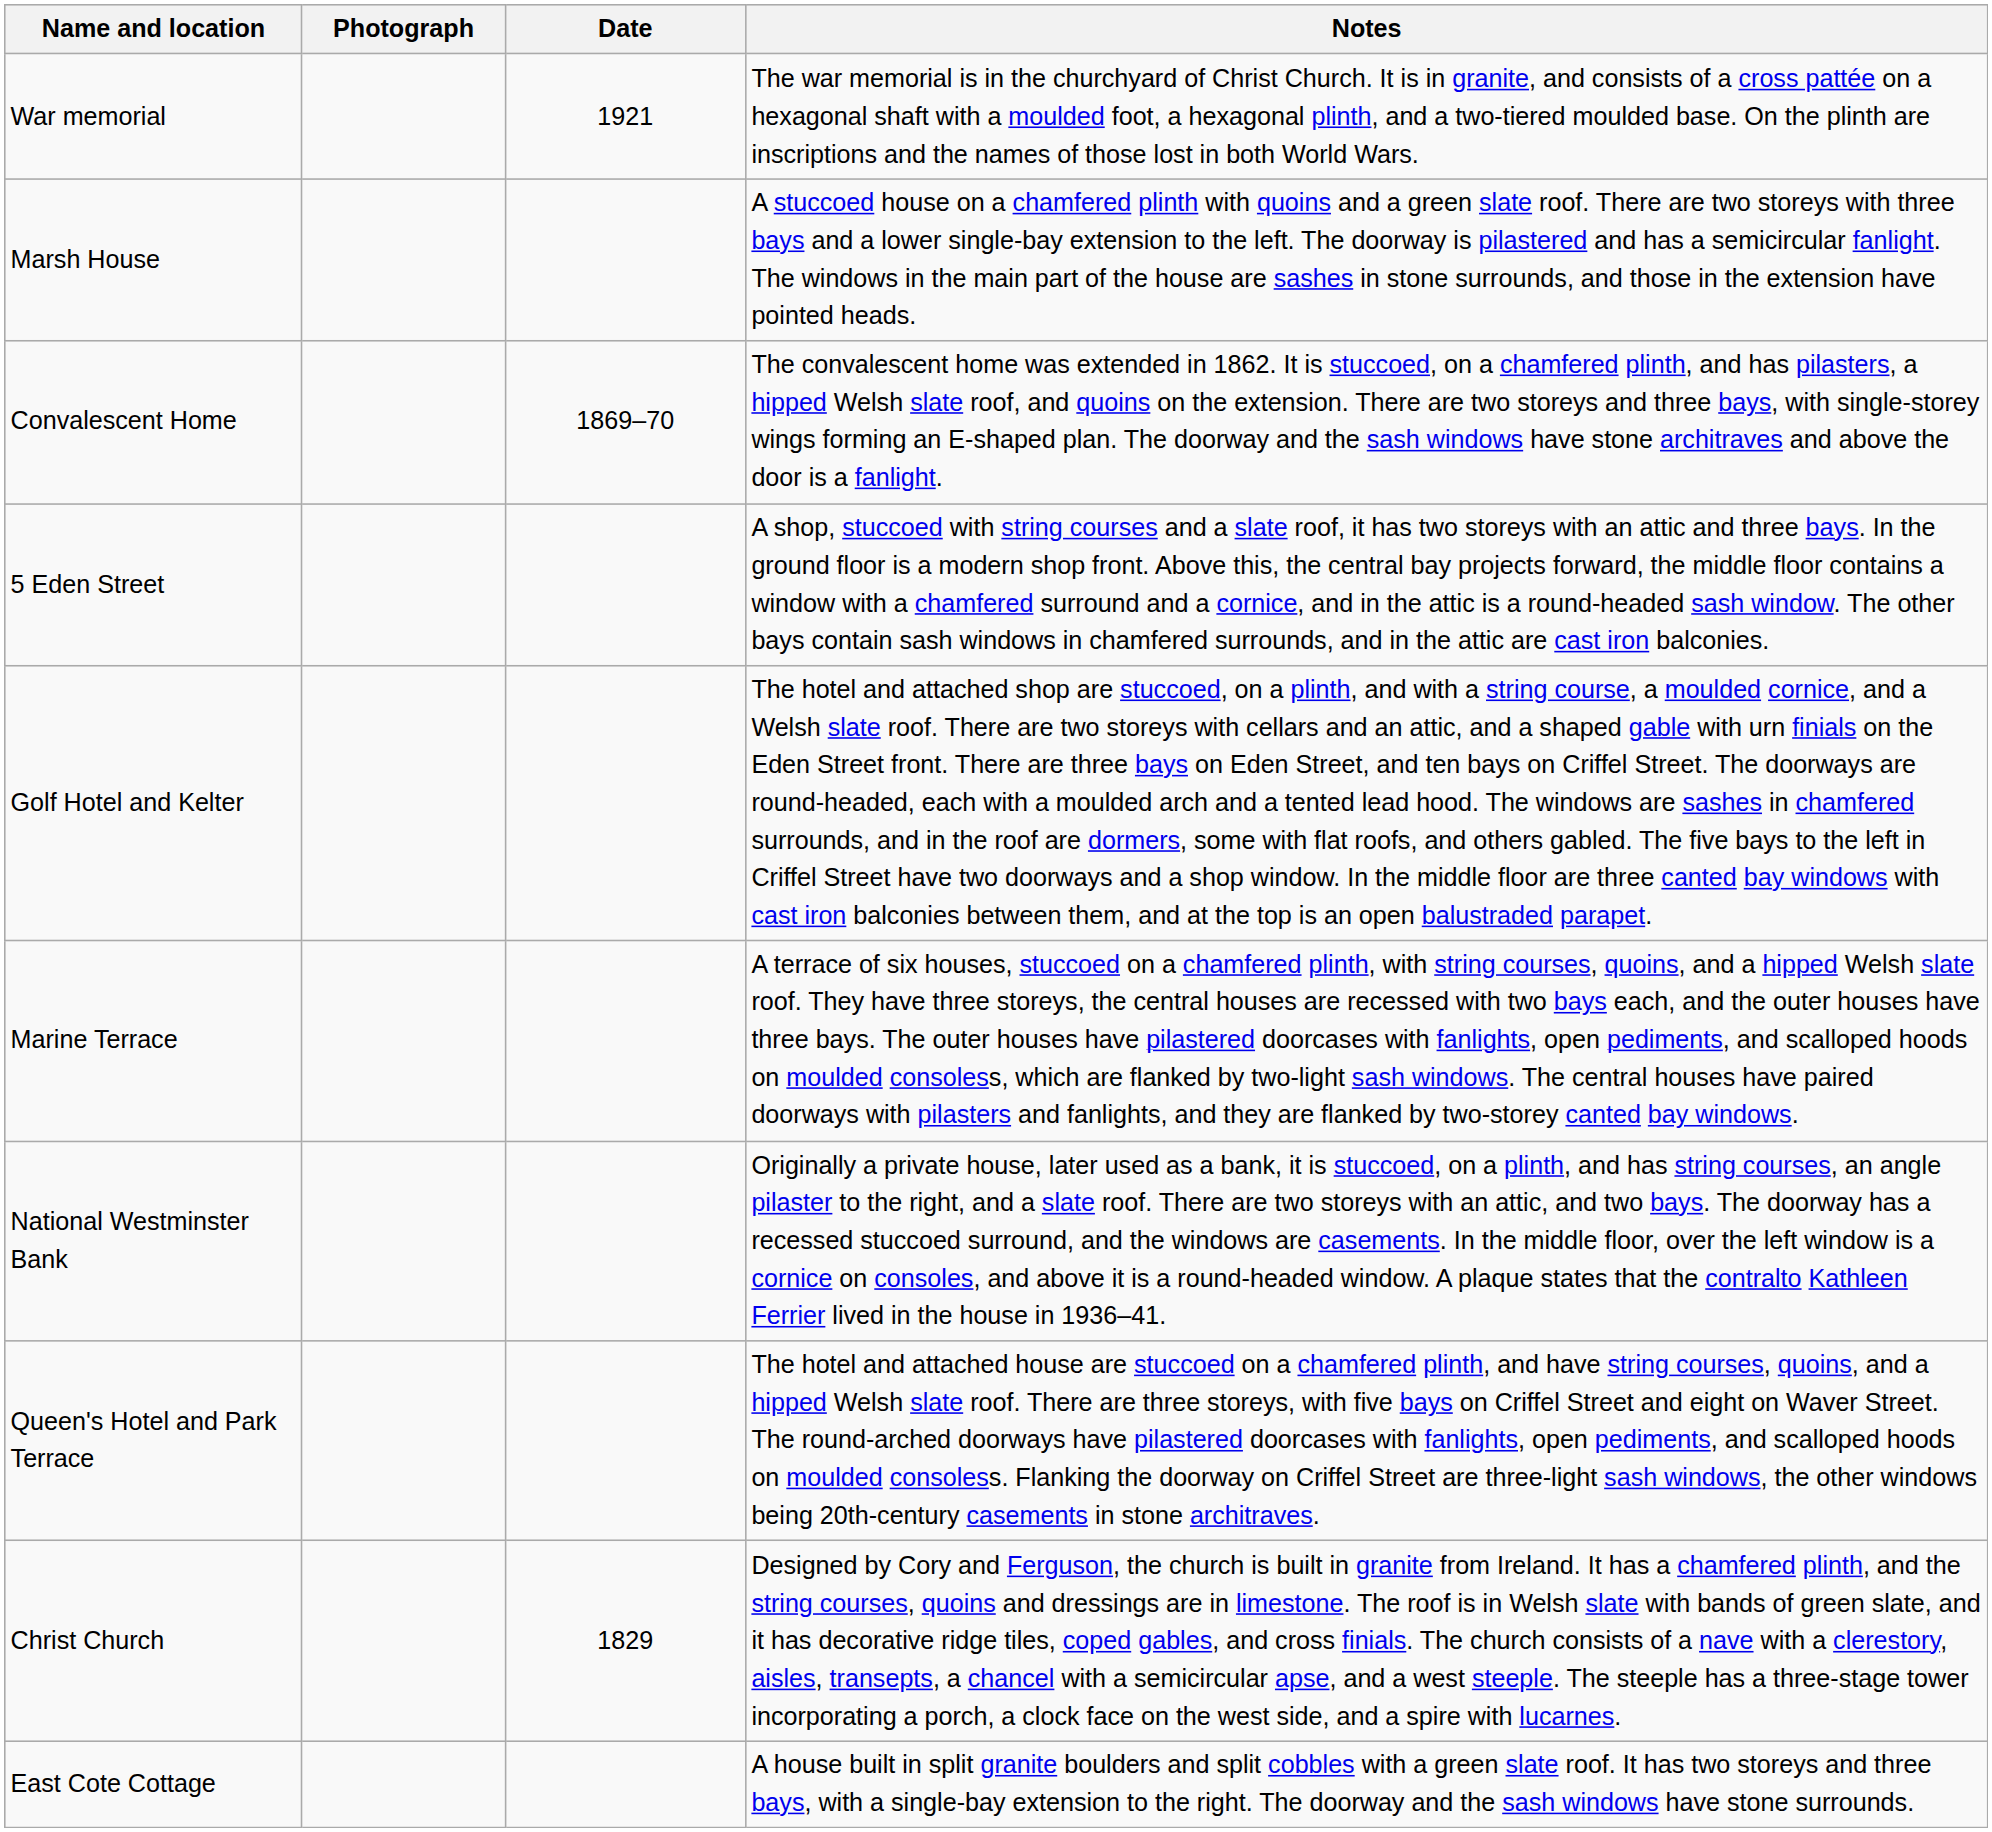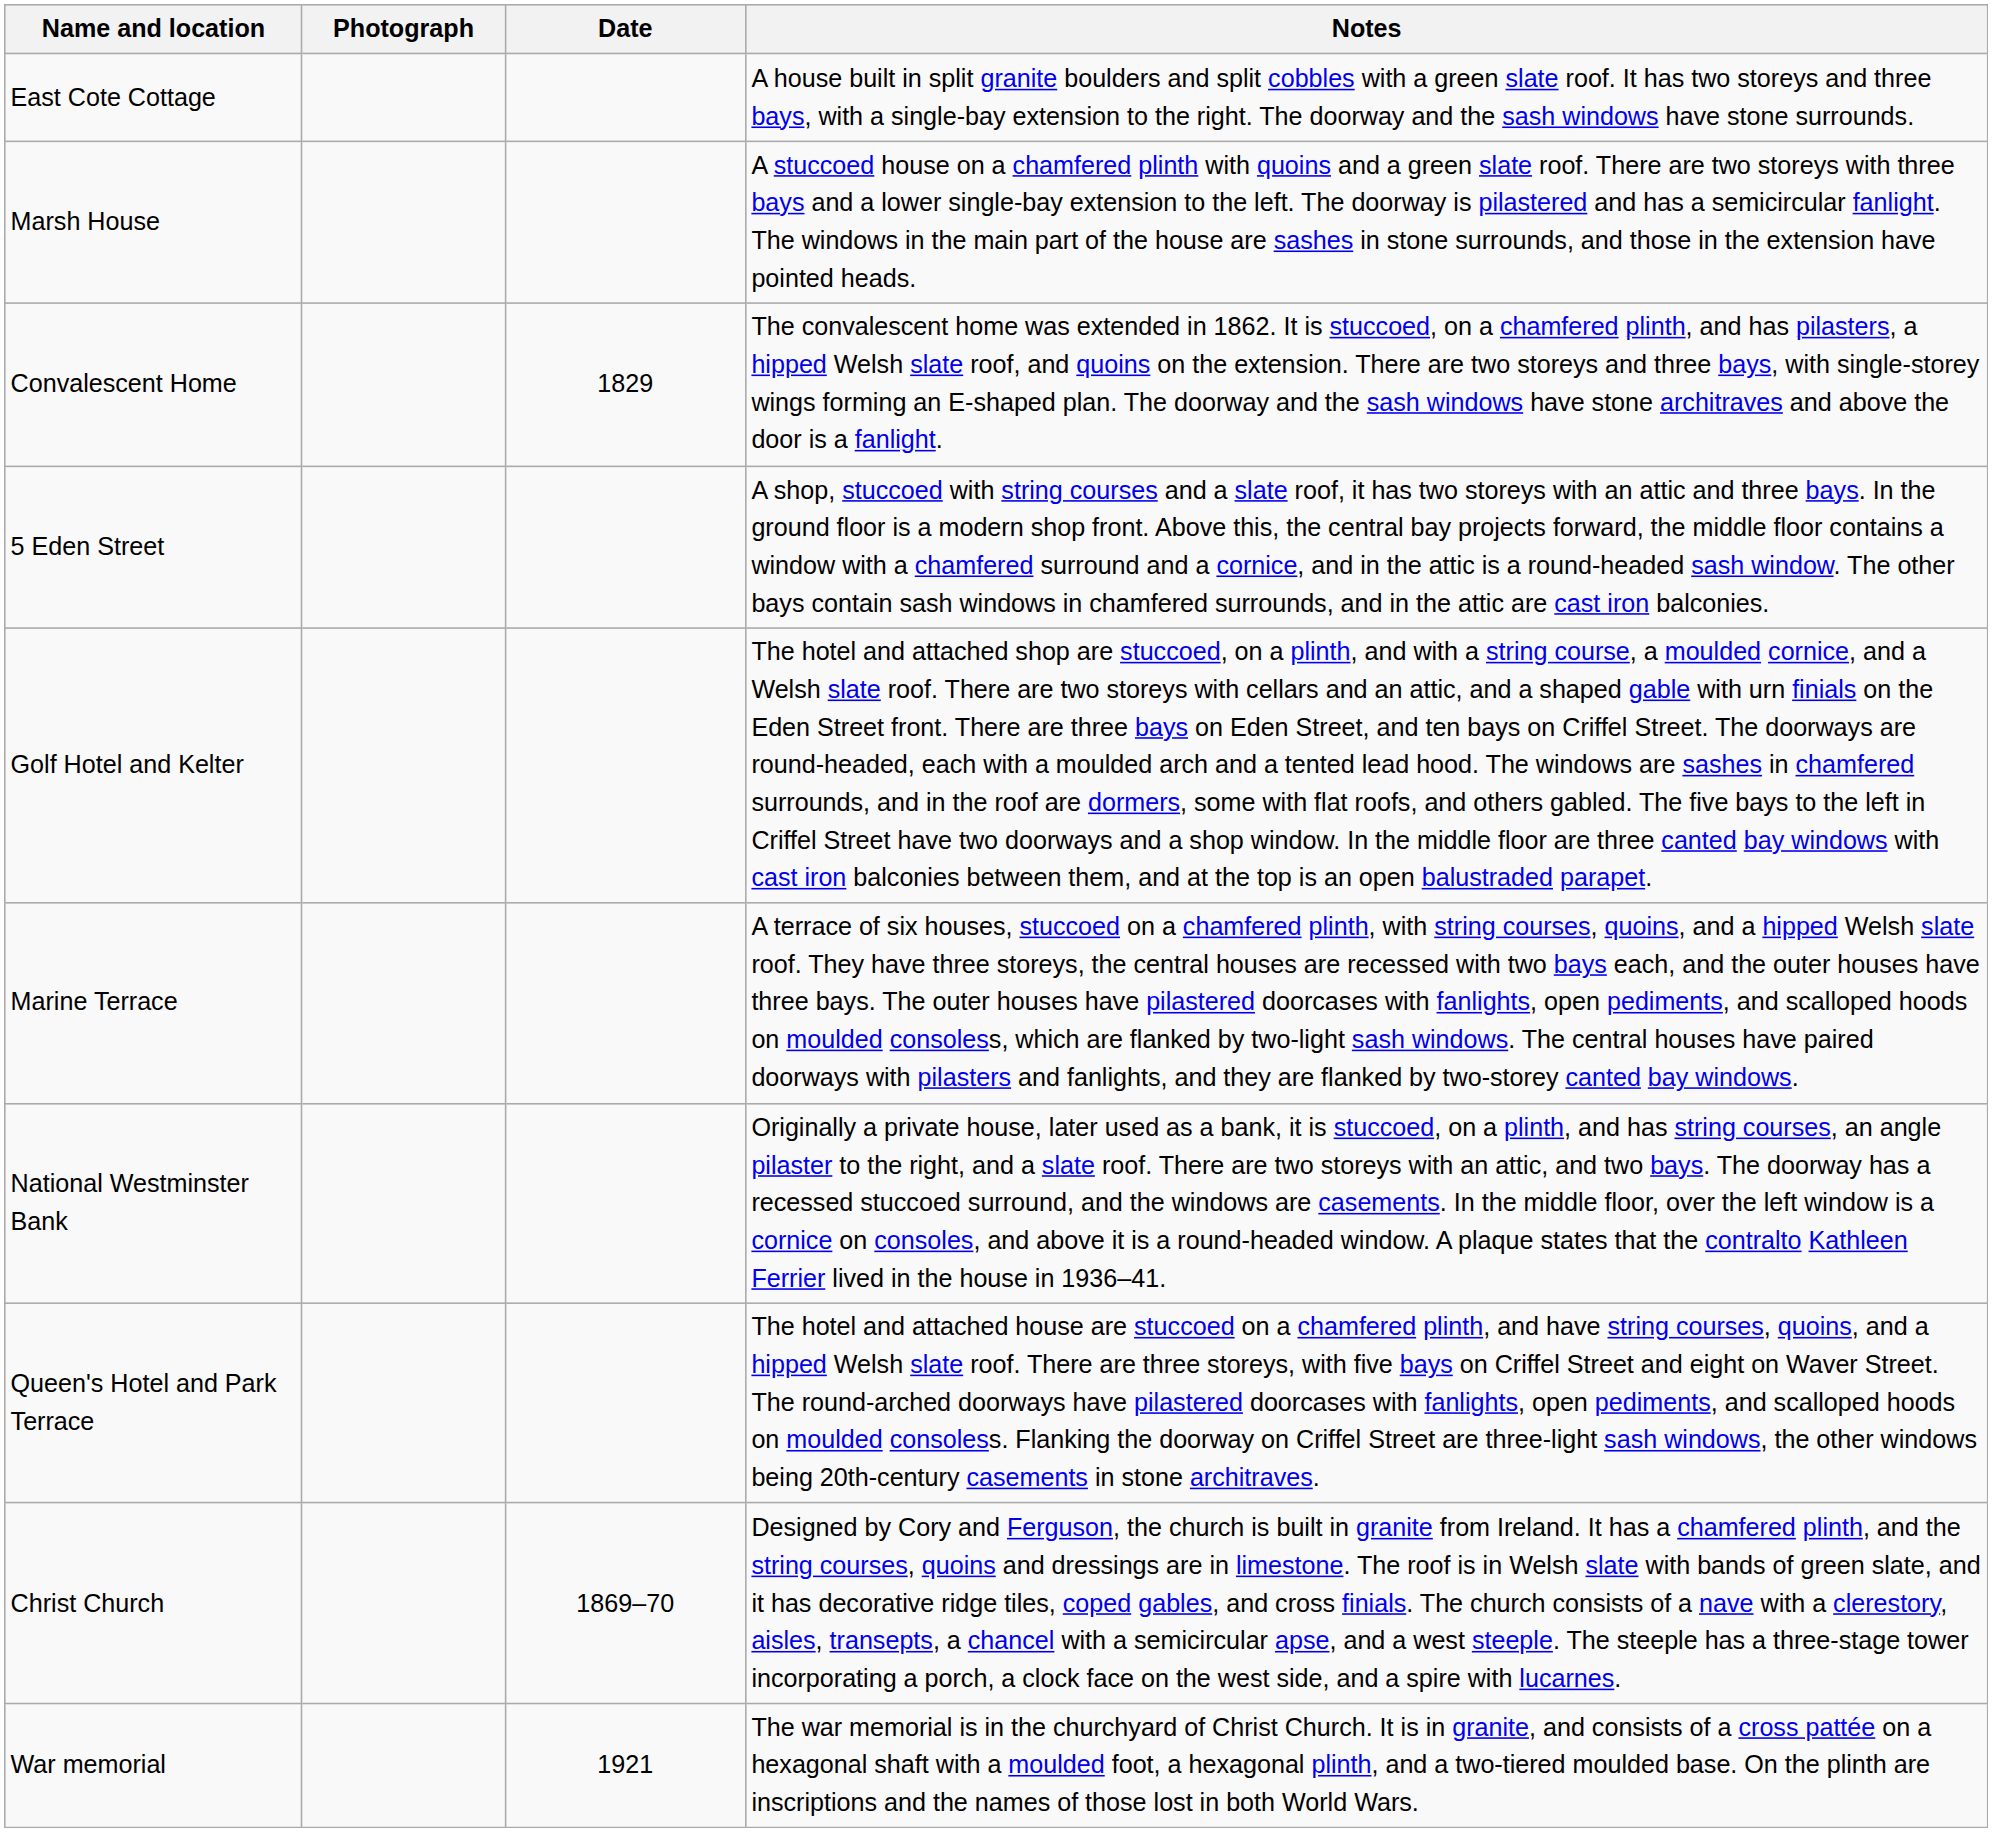rows swapped: (113, 1783) <-> (88, 116)
(625, 421) 1869–70 -> (625, 384) 1829
(625, 1640) 1829 -> (625, 1602) 1869–70
